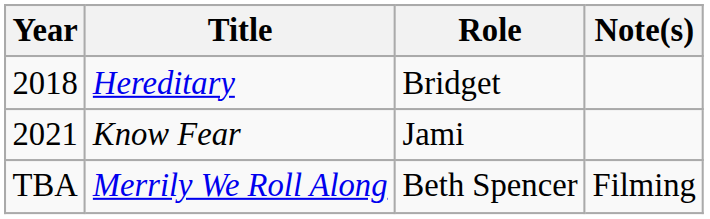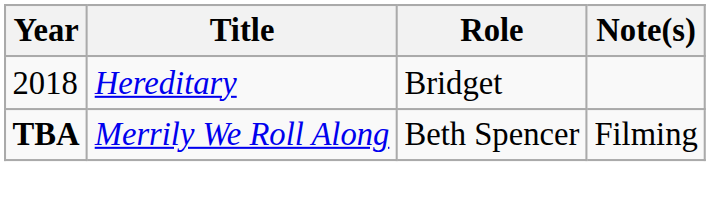- row: (167, 133)
(45, 185) normal -> (46, 133) bold
